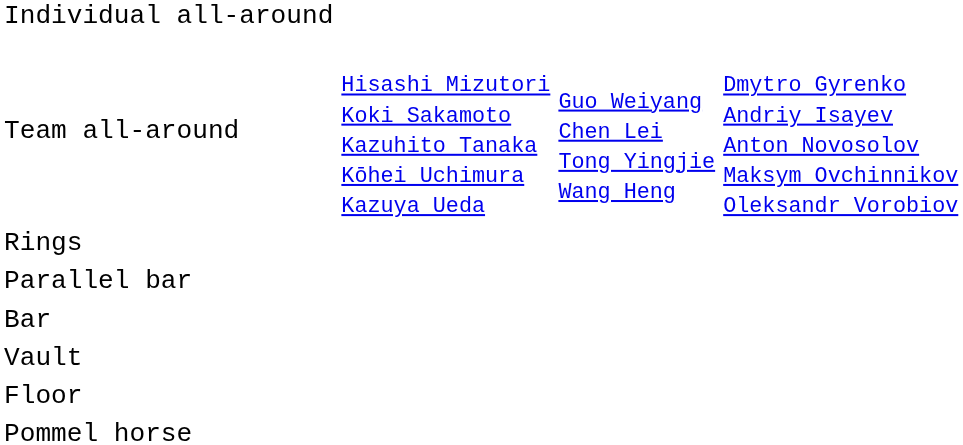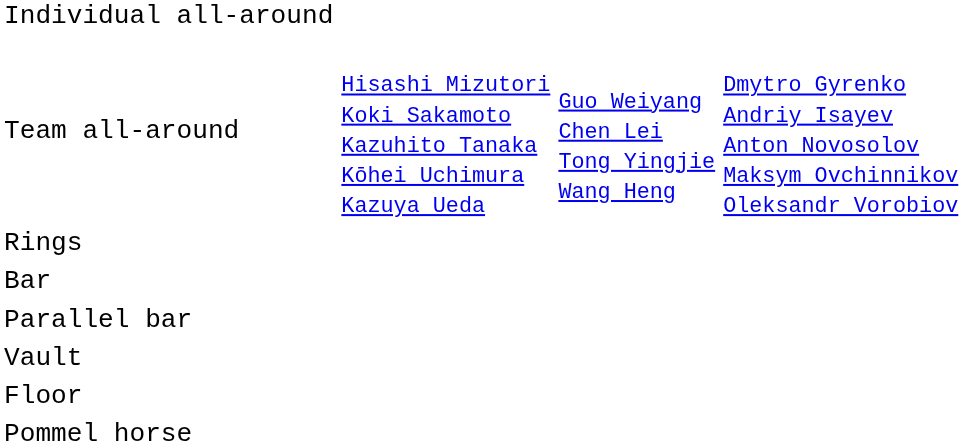rows swapped: (28, 320) <-> (98, 281)
